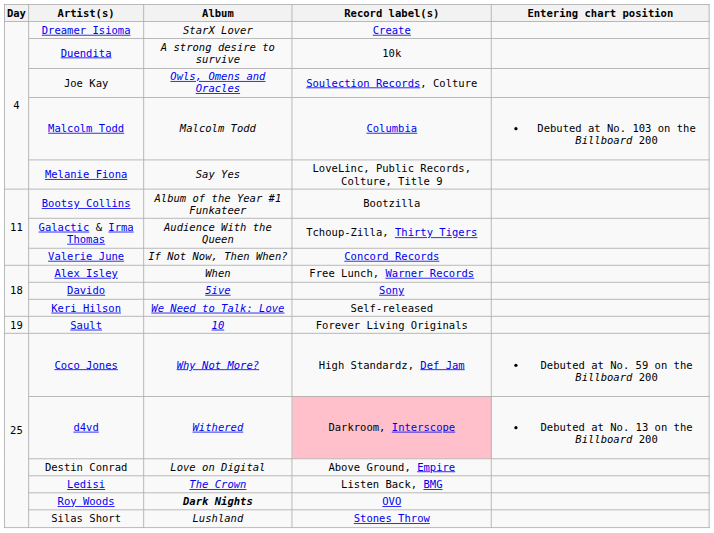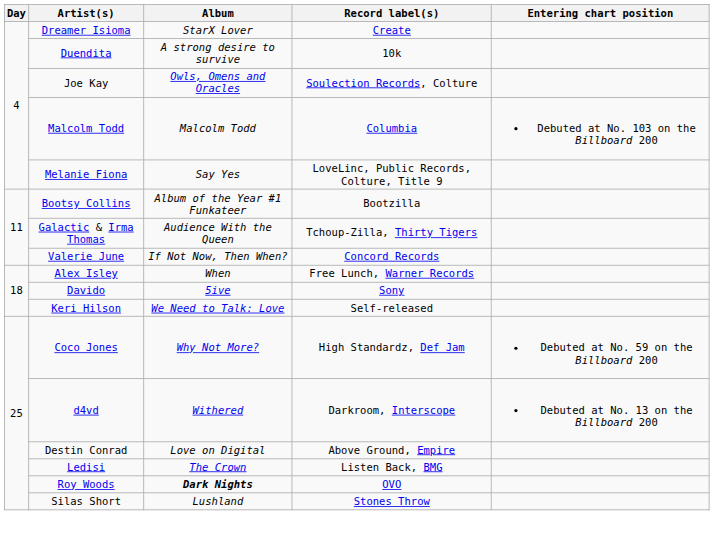- row: (86, 325)
(392, 427) pink background -> (392, 410) no background
